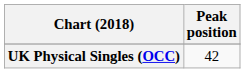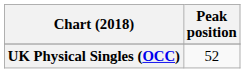(212, 56) 42 -> (212, 56) 52
